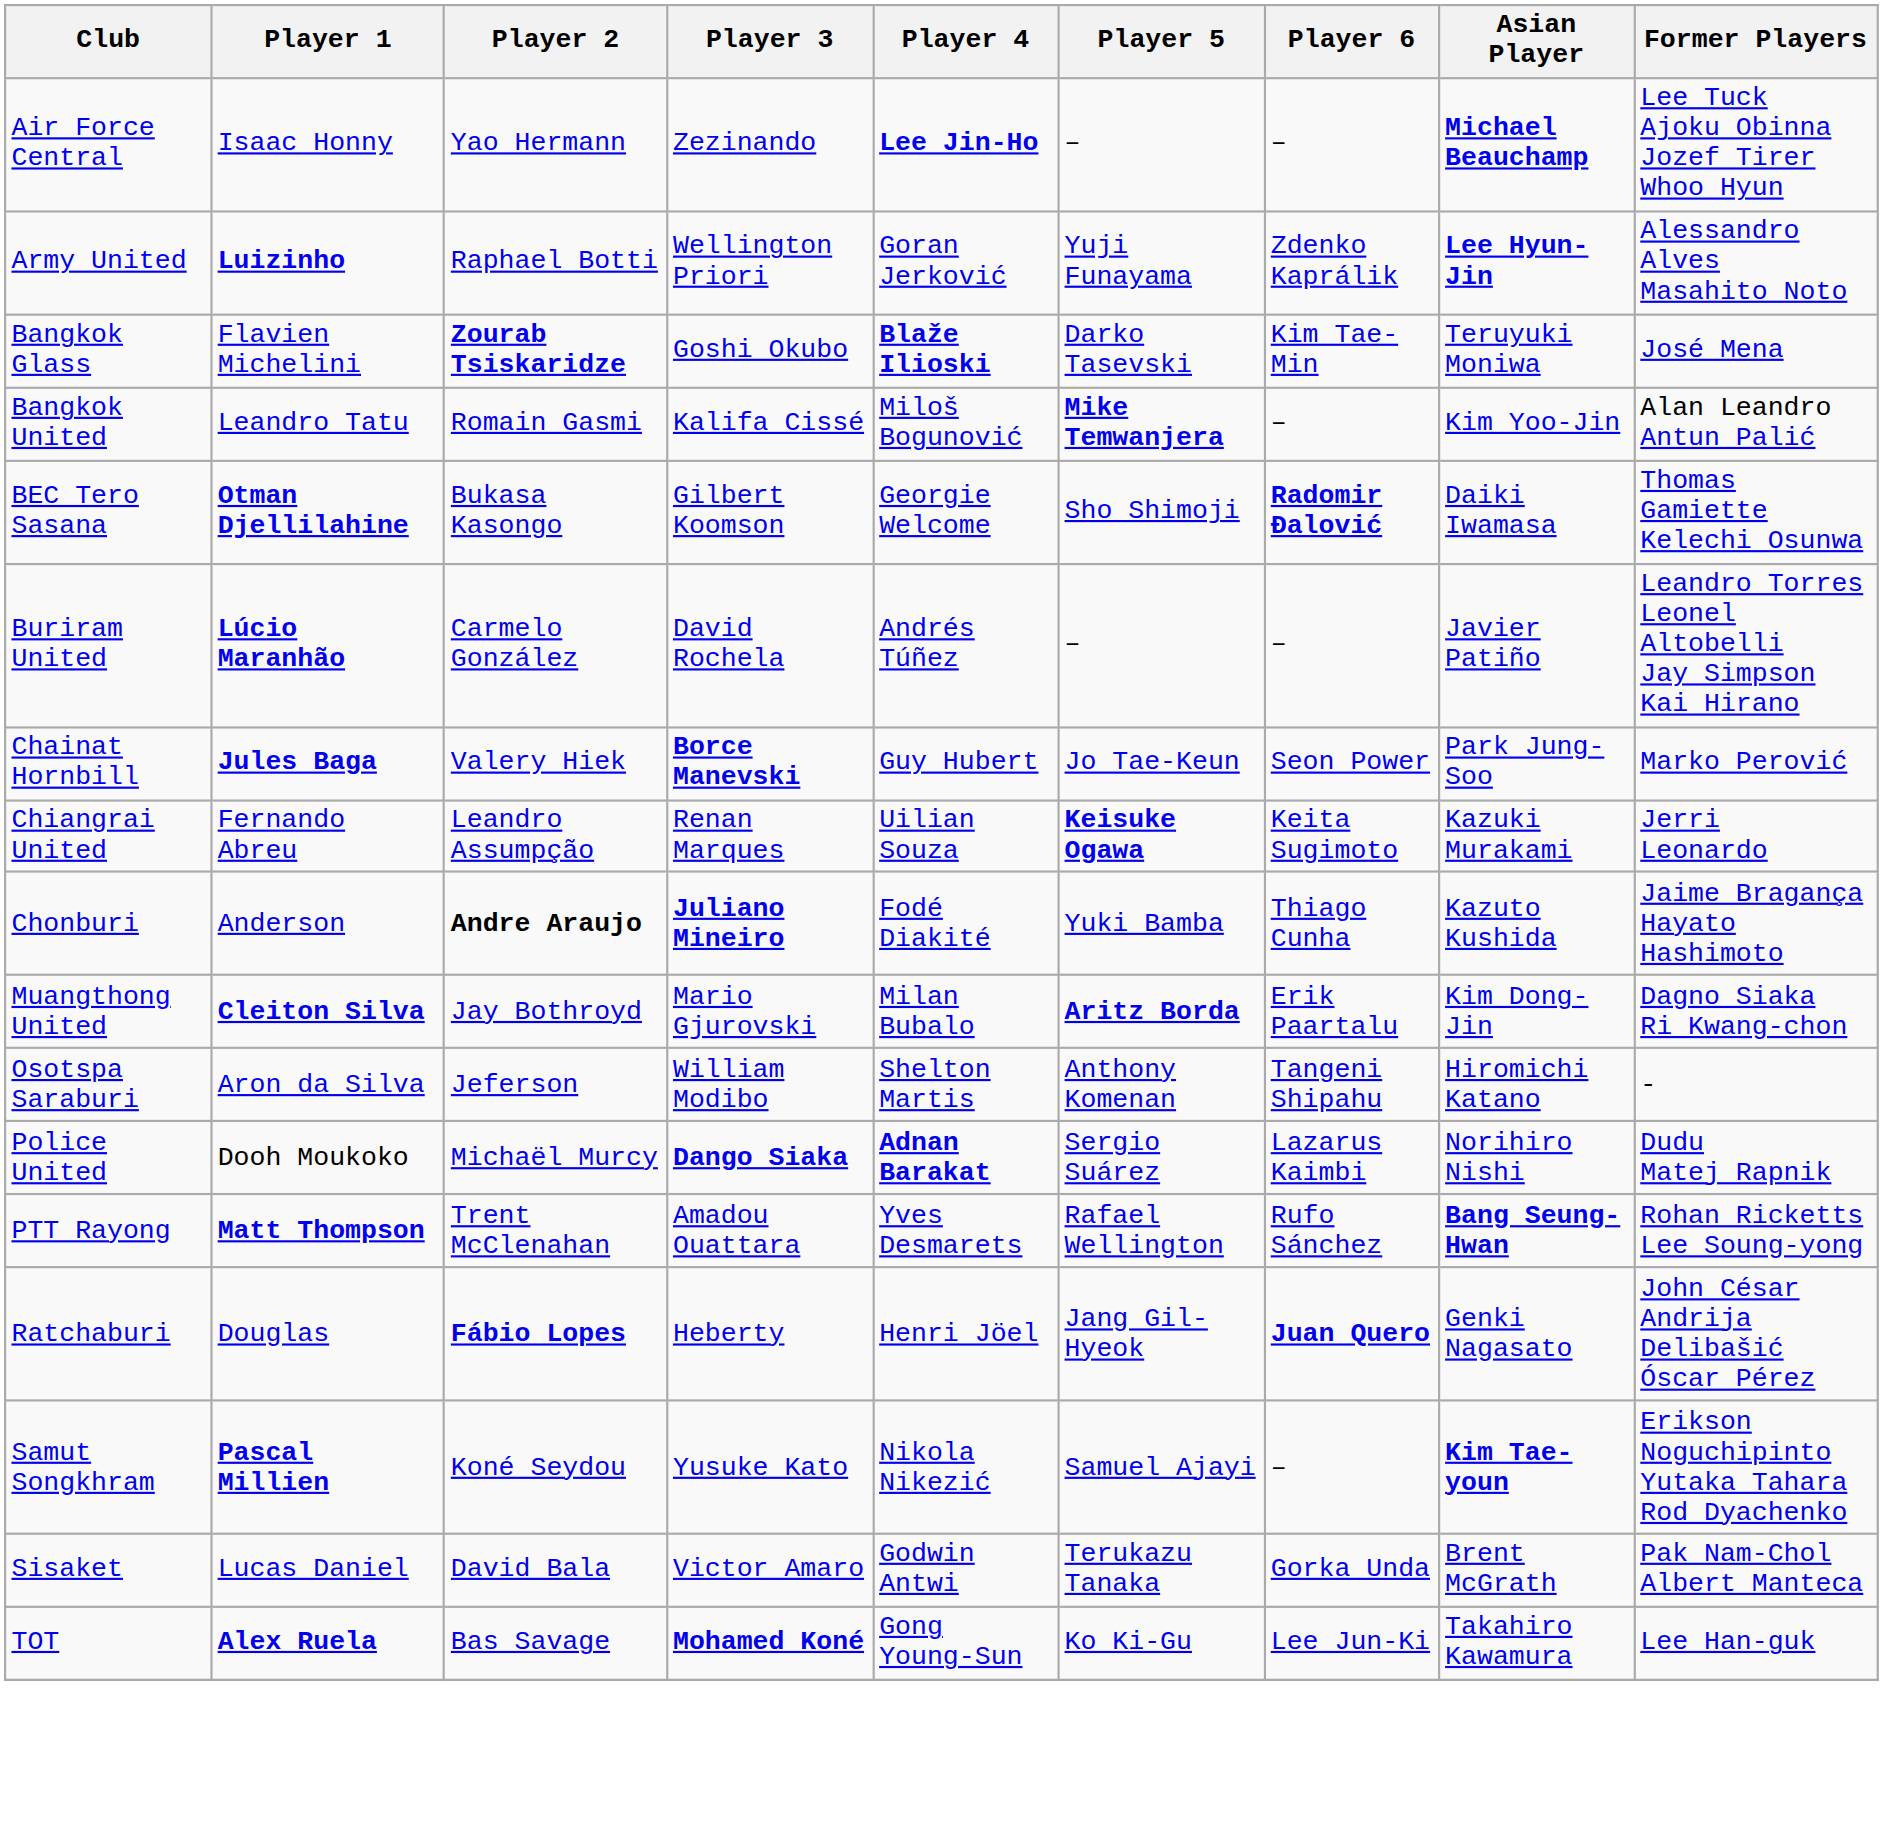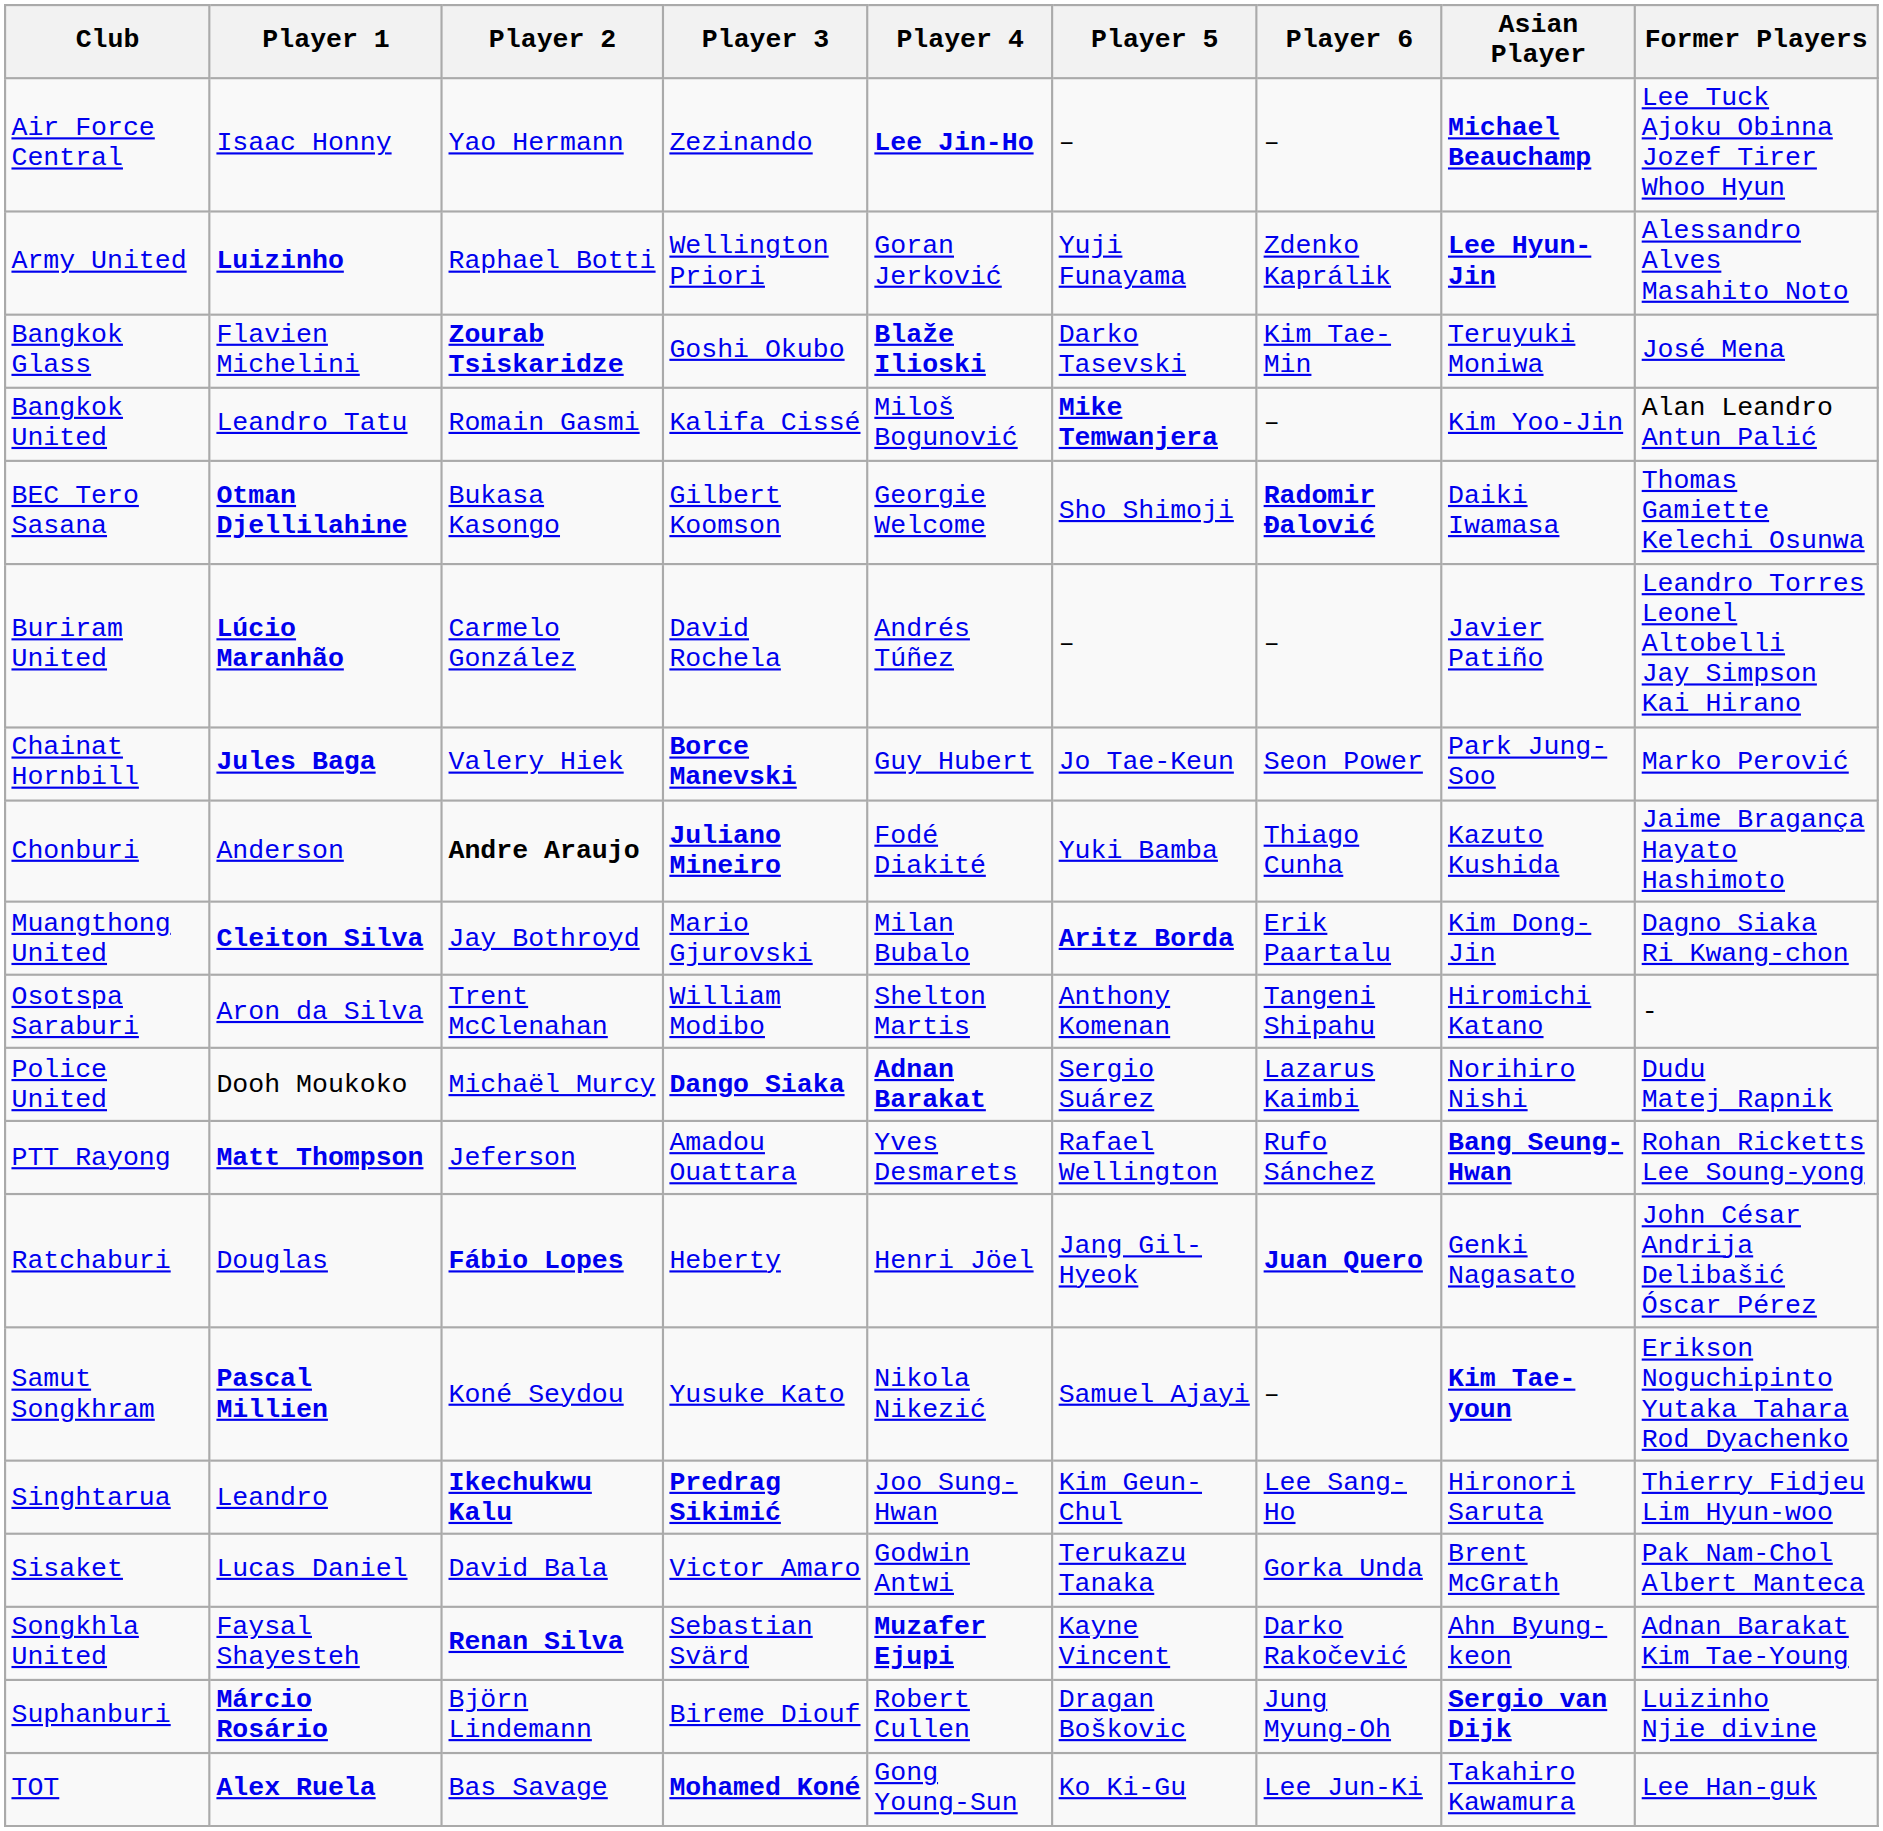- row: (83, 836)
(515, 1085) Jeferson -> (528, 1012) Trent McClenahan
(530, 1231) Trent McClenahan -> (512, 1158) Jeferson
+ row: (91, 1498)
+ row: (75, 1644)
+ row: (91, 1716)
